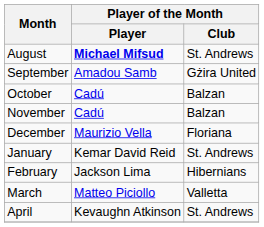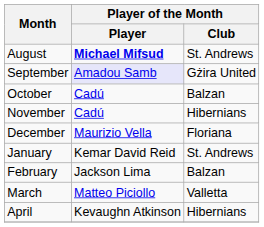(115, 73) no background -> (115, 73) lavender background
(206, 113) Balzan -> (217, 113) Hibernians
(217, 172) Hibernians -> (206, 172) Balzan
(220, 212) St. Andrews -> (217, 212) Hibernians
